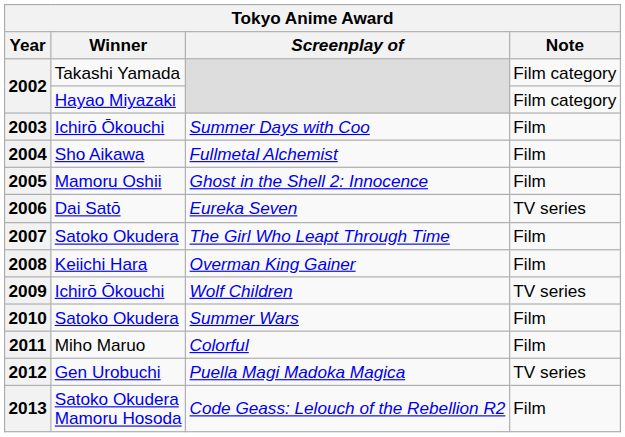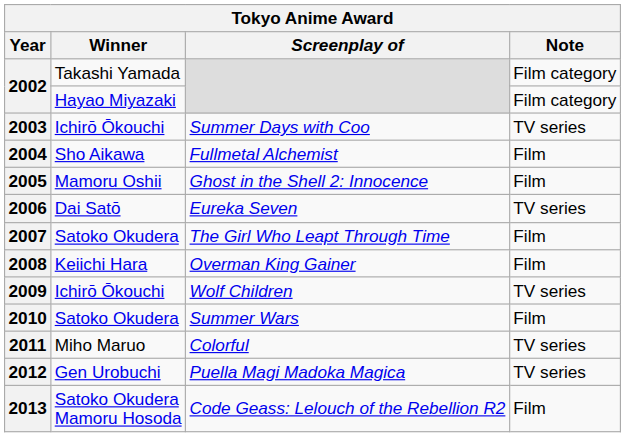(530, 127) Film -> (550, 127) TV series
(530, 345) Film -> (550, 345) TV series
